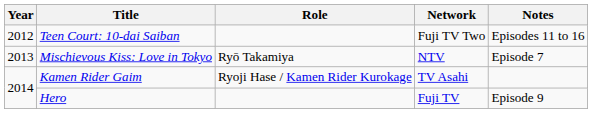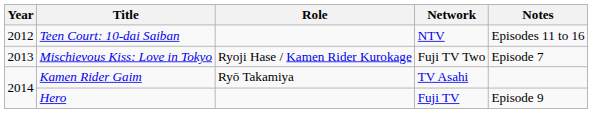(452, 35) Fuji TV Two -> (431, 35) NTV
(256, 56) Ryō Takamiya -> (315, 56) Ryoji Hase / Kamen Rider Kurokage
(431, 56) NTV -> (452, 56) Fuji TV Two
(315, 77) Ryoji Hase / Kamen Rider Kurokage -> (256, 77) Ryō Takamiya
